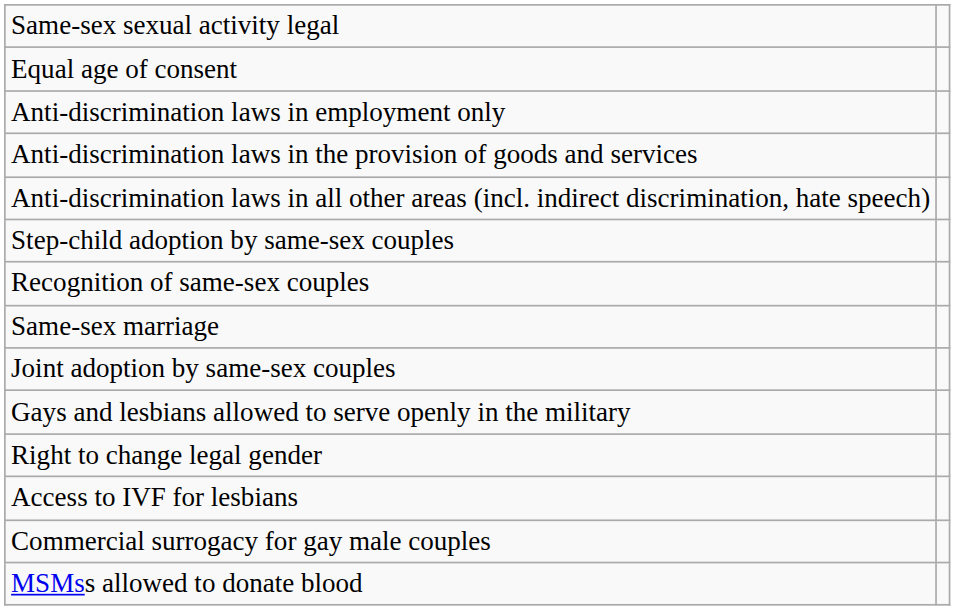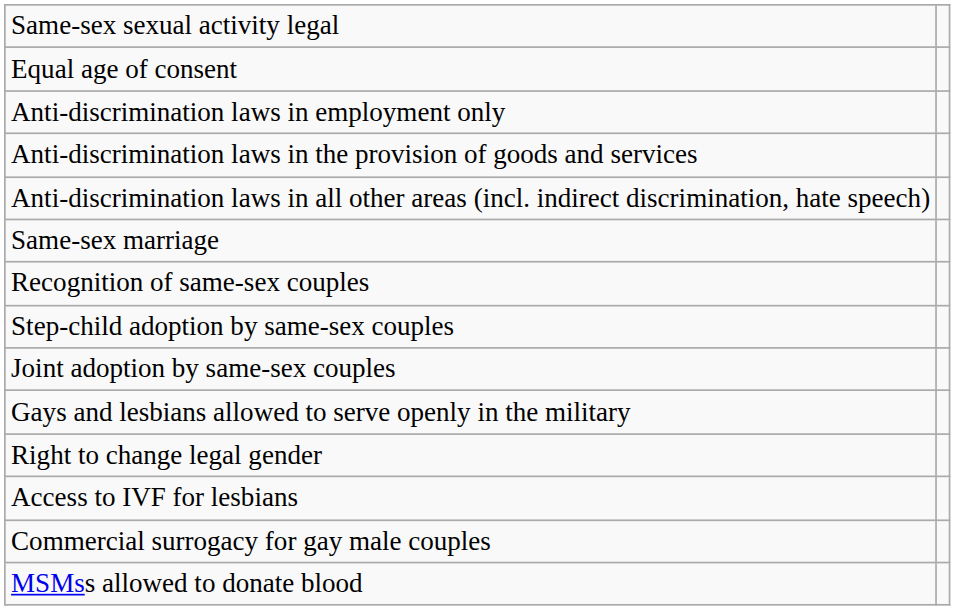rows swapped: (115, 326) <-> (233, 240)
